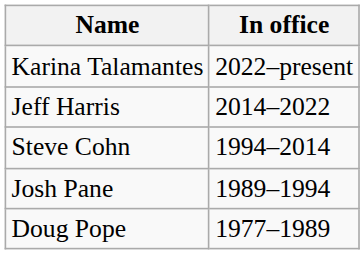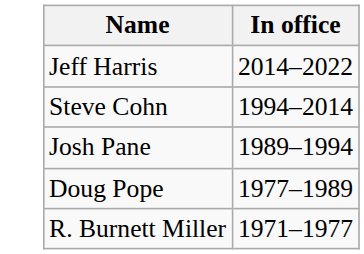- row: (107, 66)
+ row: (138, 228)
